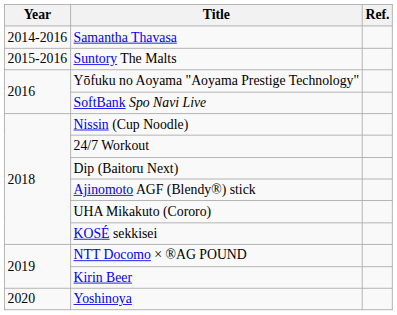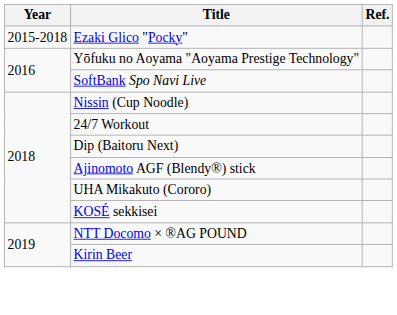- row: (125, 37)
+ row: (131, 37)
- row: (125, 59)
- row: (103, 299)
